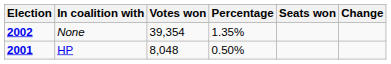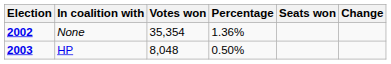(167, 31) 39,354 -> (167, 31) 35,354
(228, 31) 1.35% -> (228, 31) 1.36%
(20, 50) 2001 -> (20, 50) 2003
